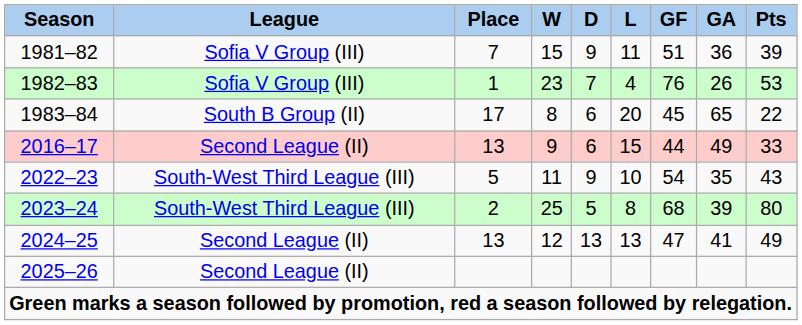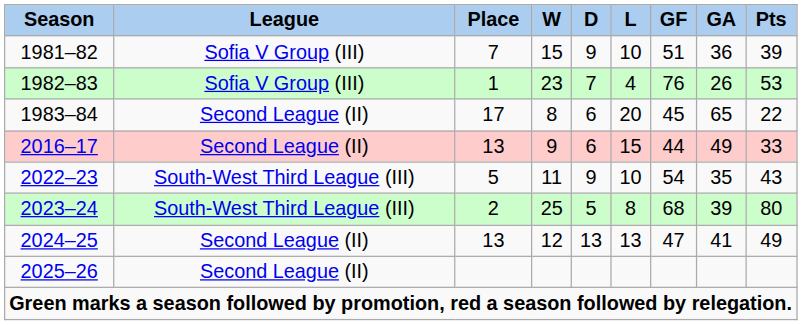(631, 51) 11 -> (631, 51) 10
(284, 114) South B Group (II) -> (284, 114) Second League (II)
